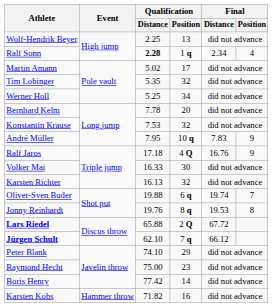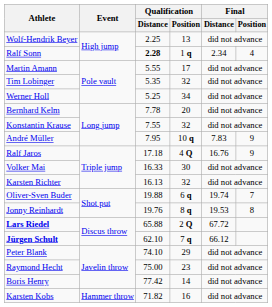(153, 68) 5.02 -> (153, 68) 5.55
(153, 125) 7.53 -> (153, 125) 7.55
